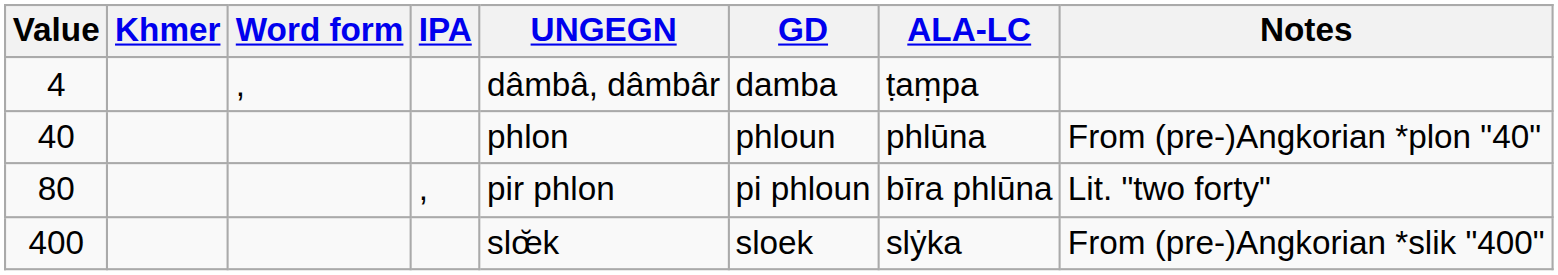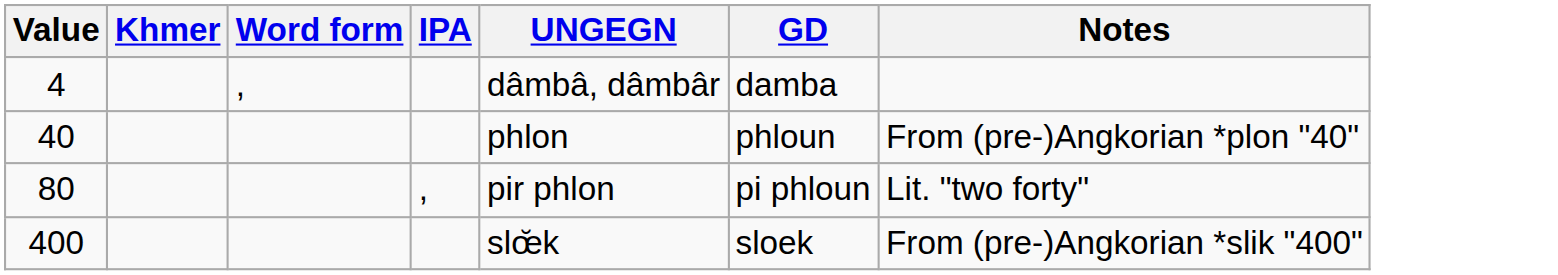- column: (969, 30)
